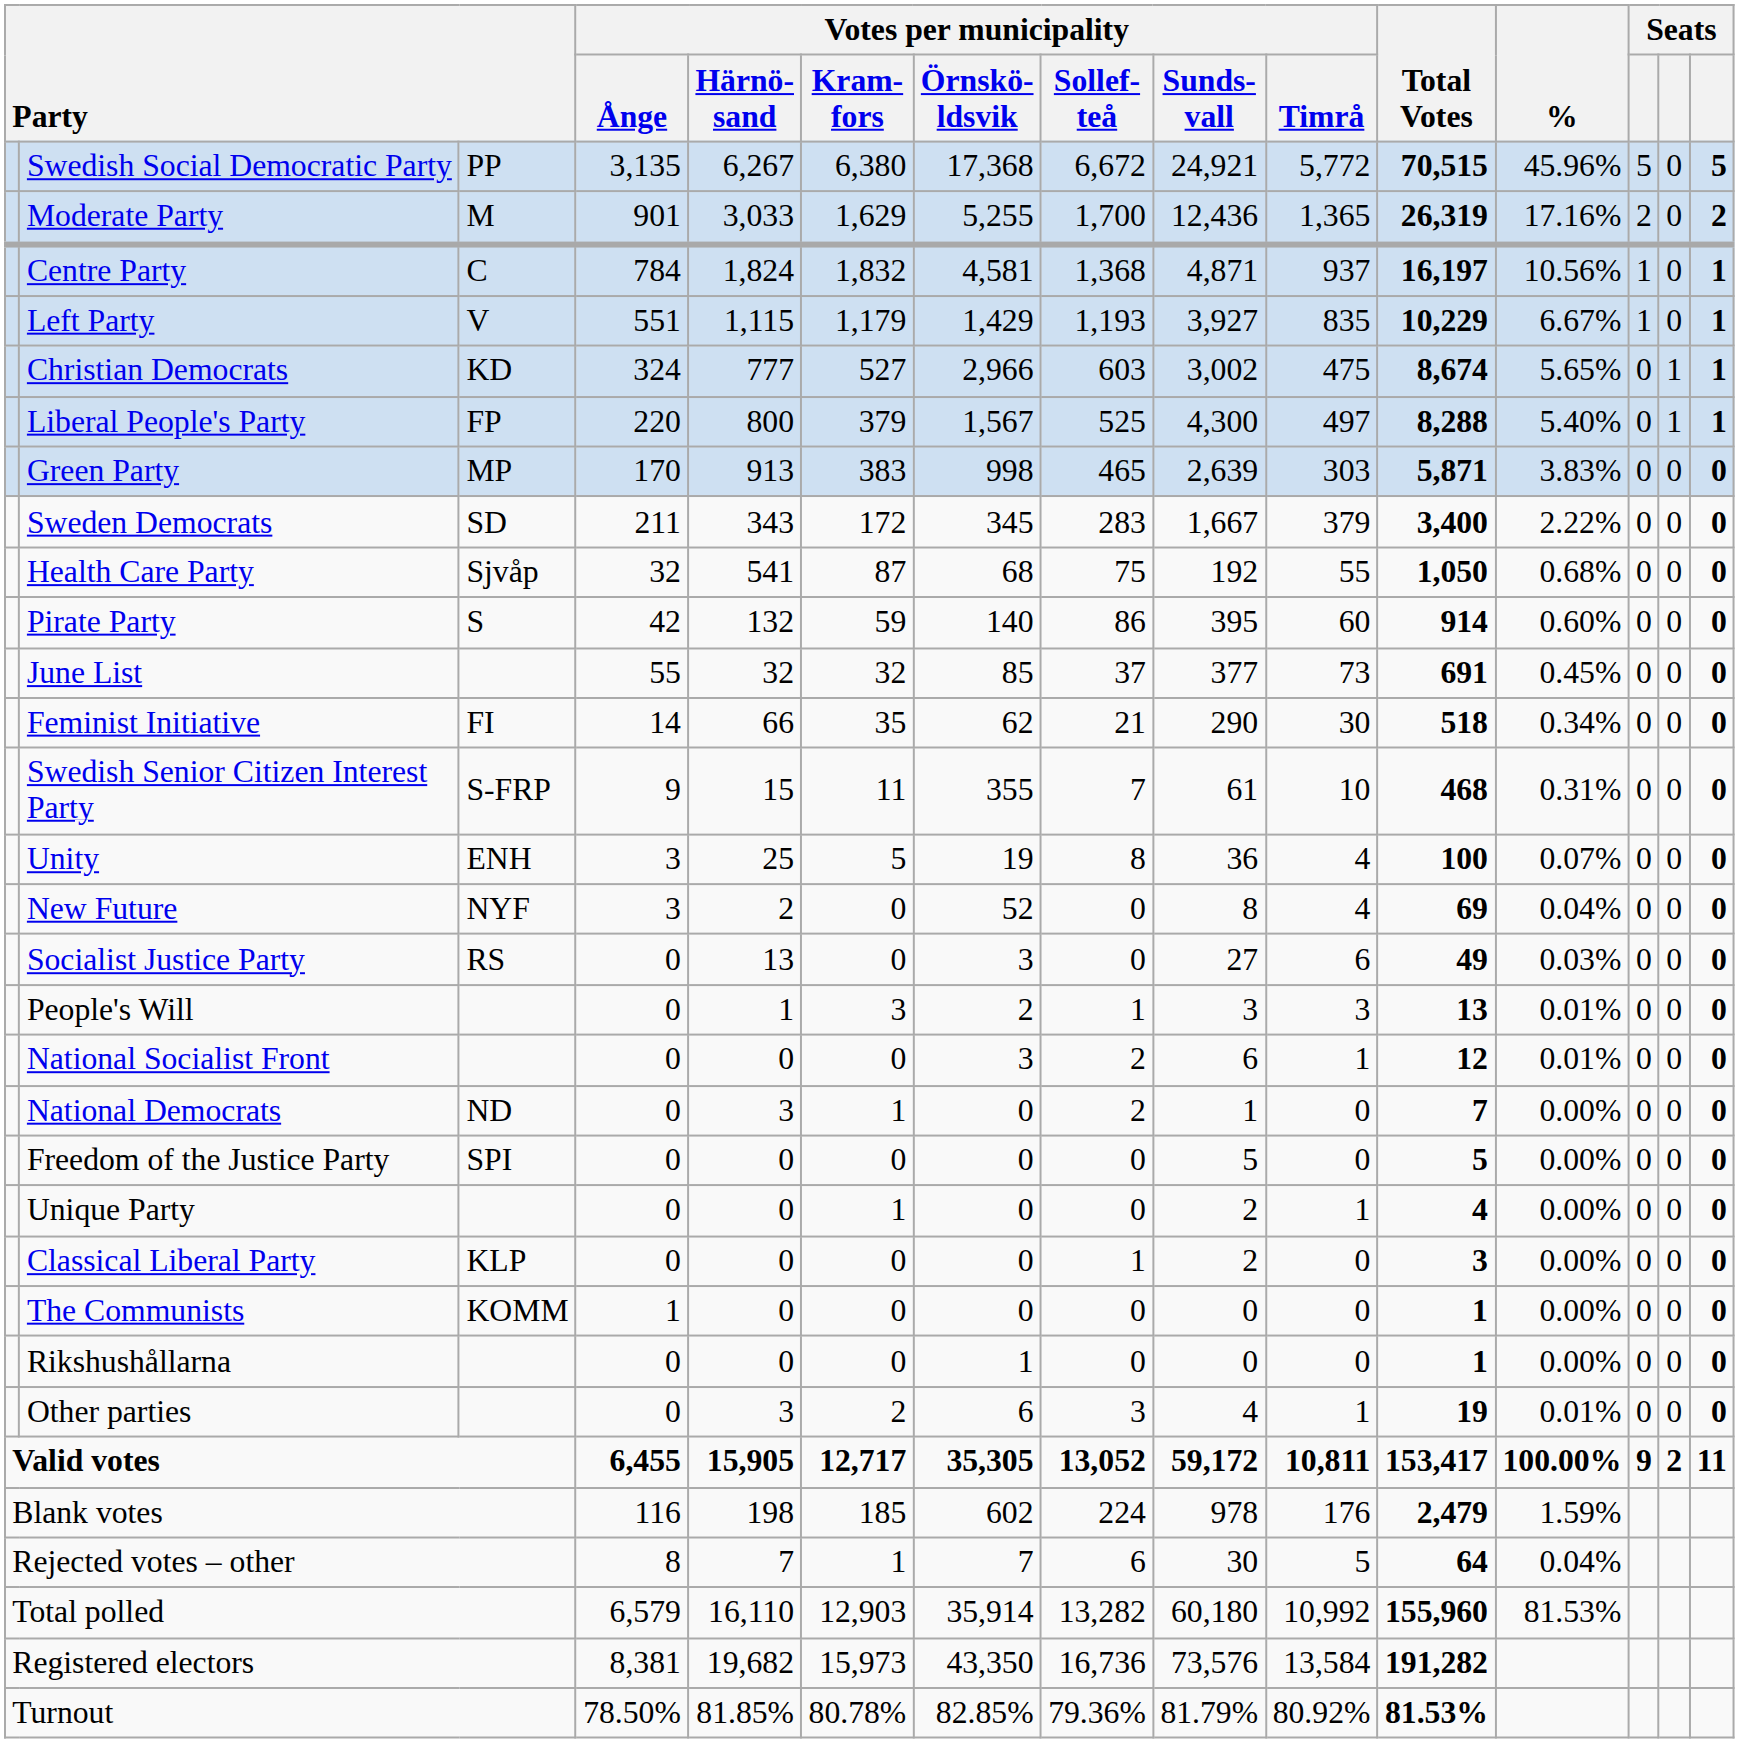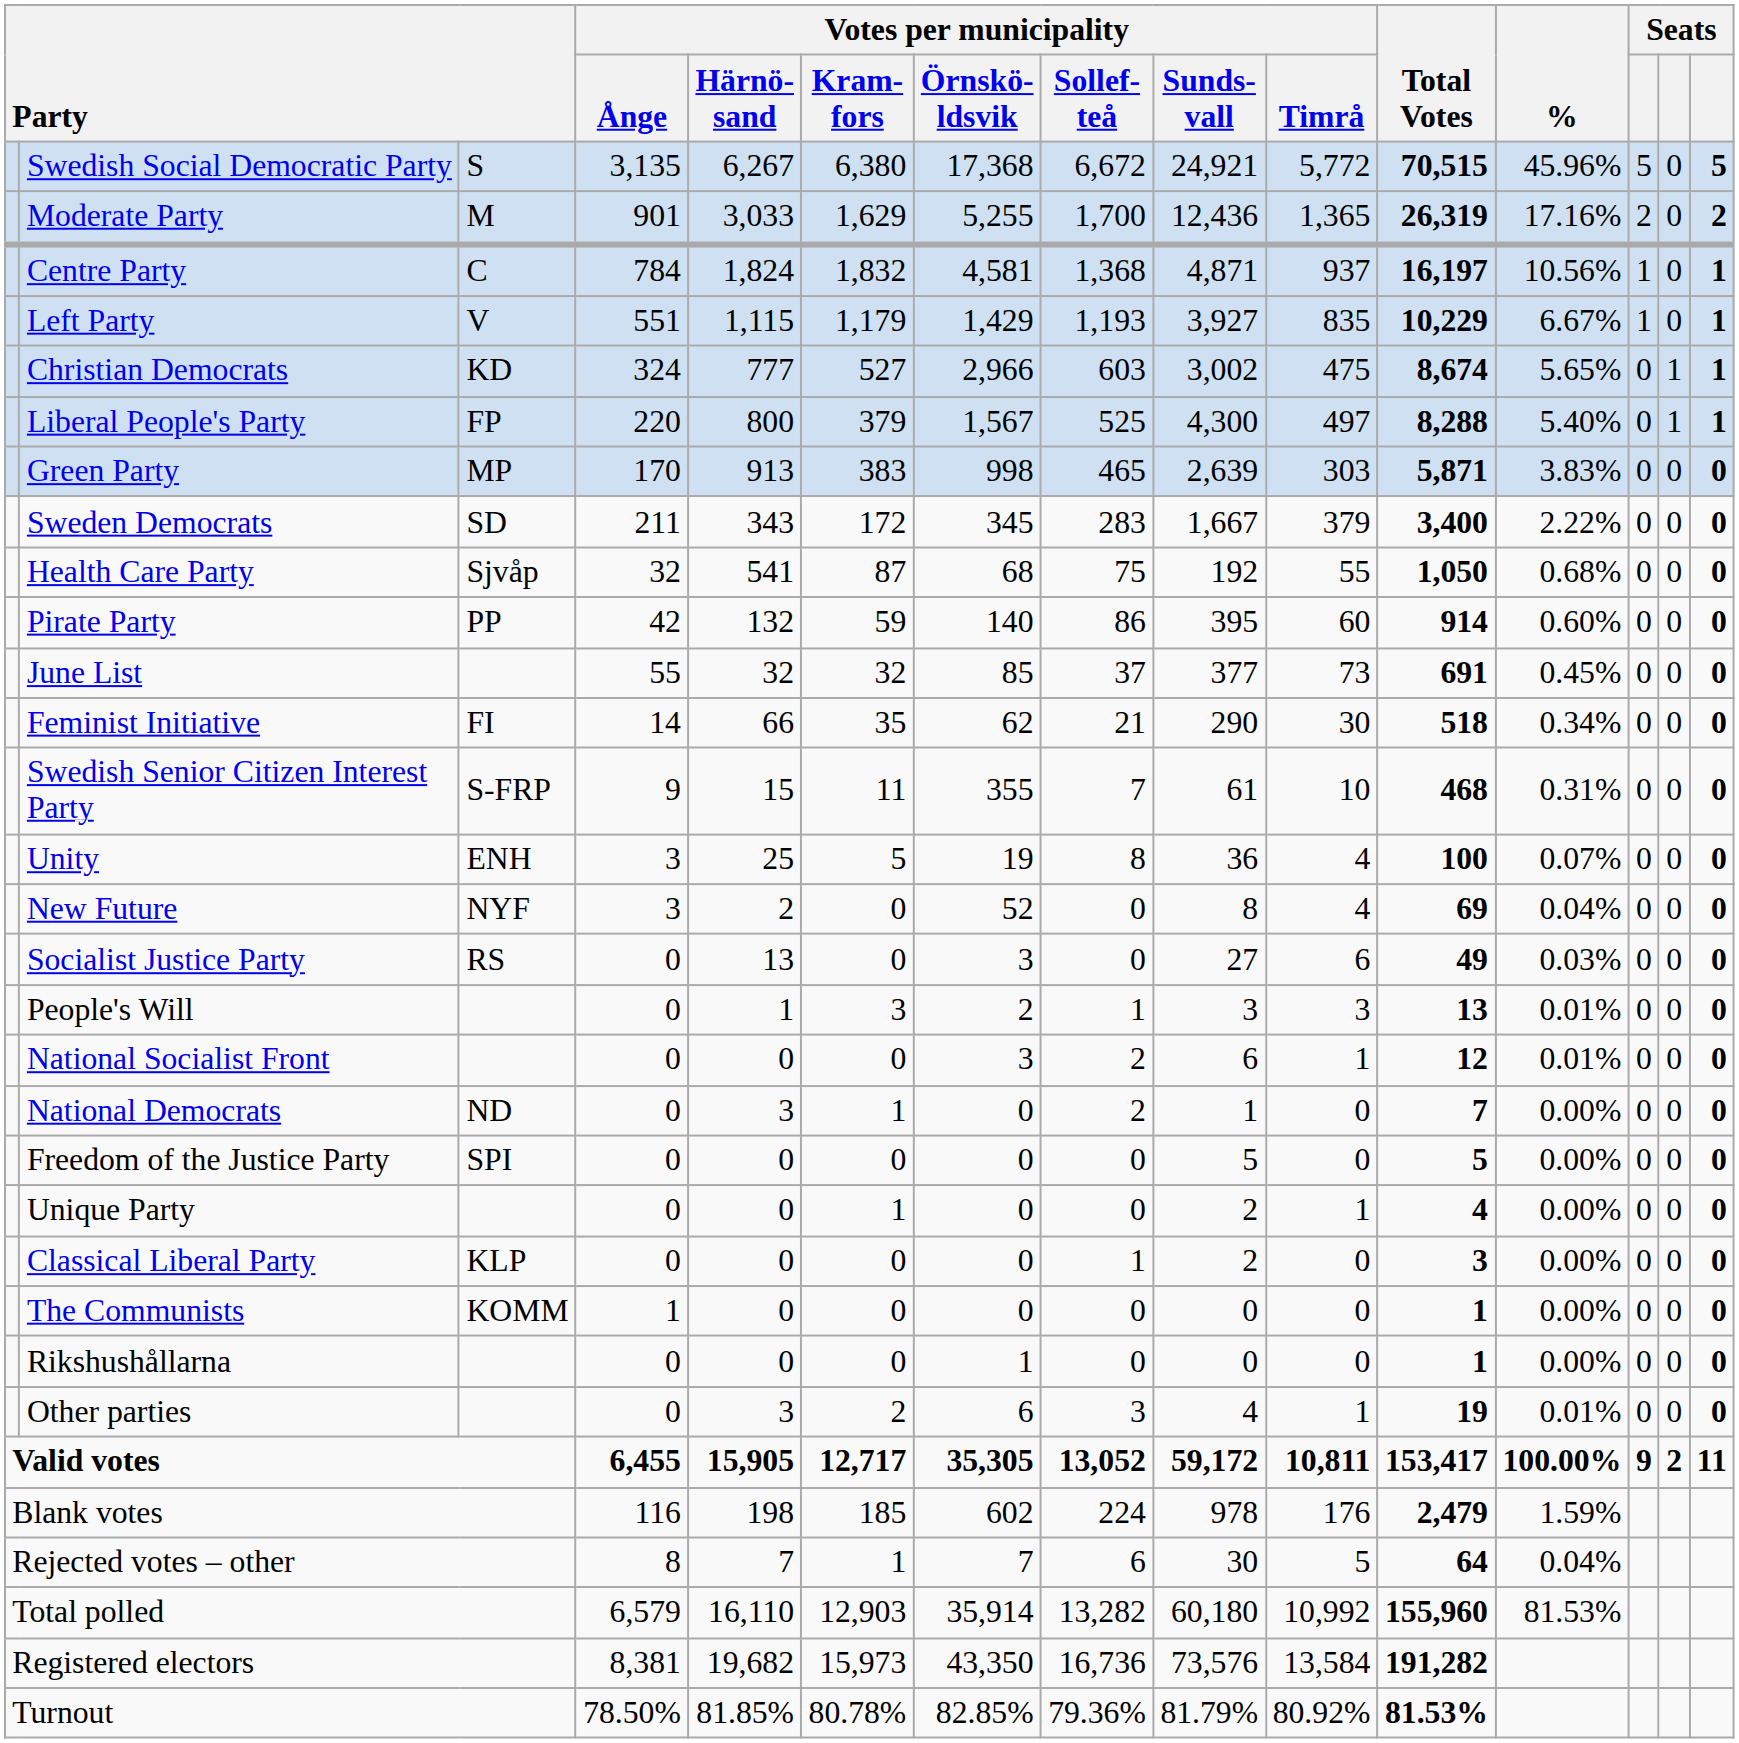(484, 165) PP -> (475, 165) S
(475, 621) S -> (484, 621) PP
